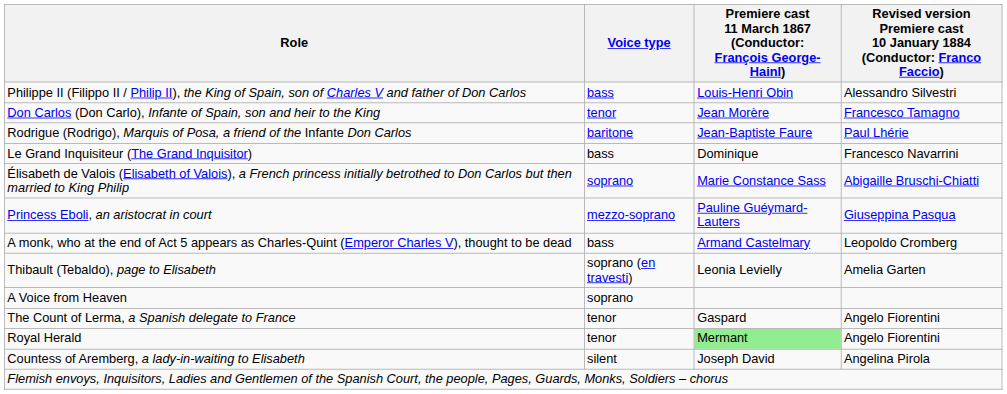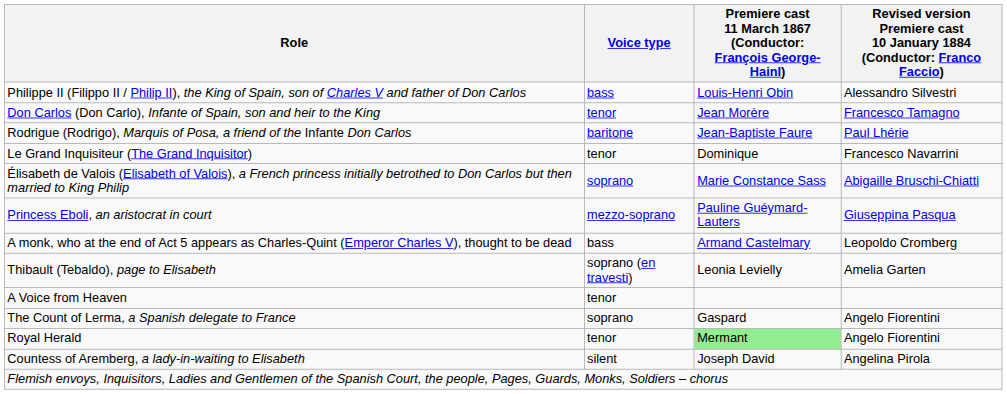(601, 153) bass -> (602, 153) tenor
(610, 298) soprano -> (602, 298) tenor
(602, 318) tenor -> (610, 318) soprano
